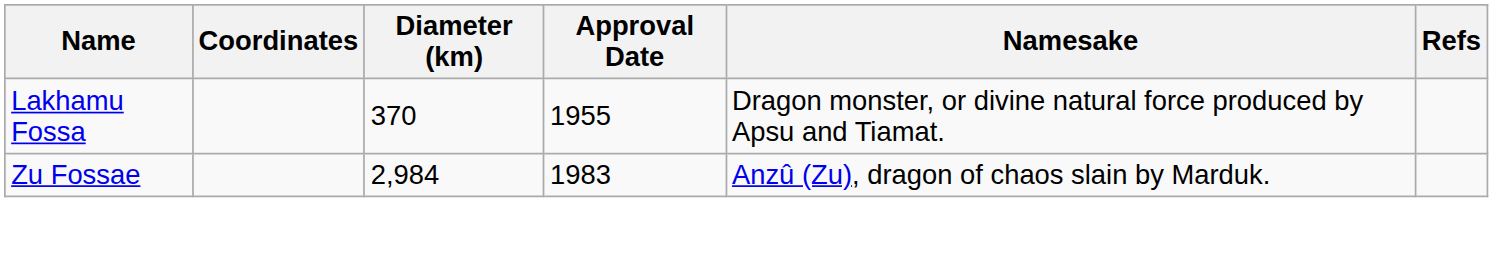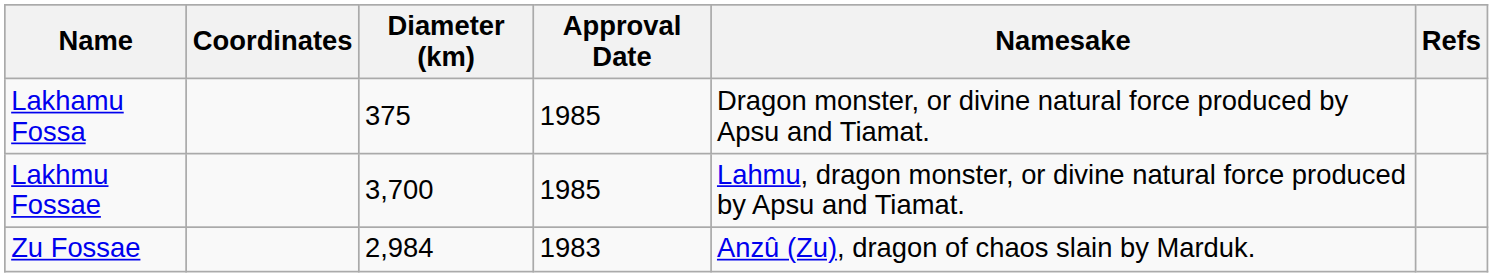(394, 115) 370 -> (388, 115) 375
(580, 115) 1955 -> (570, 115) 1985
+ row: (60, 189)
